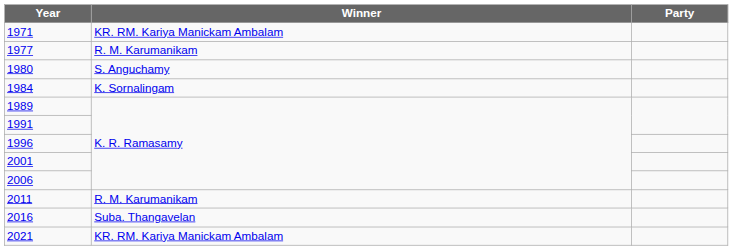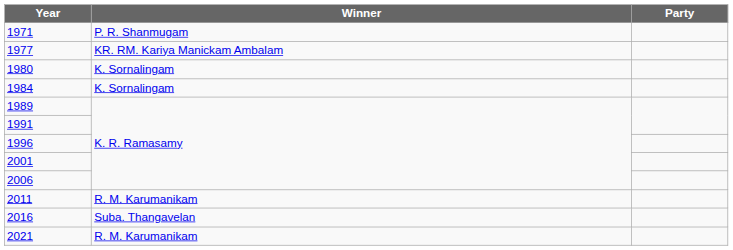(189, 32) KR. RM. Kariya Manickam Ambalam -> (141, 32) P. R. Shanmugam
(146, 50) R. M. Karumanikam -> (189, 50) KR. RM. Kariya Manickam Ambalam
(132, 69) S. Anguchamy -> (134, 69) K. Sornalingam
(189, 236) KR. RM. Kariya Manickam Ambalam -> (146, 236) R. M. Karumanikam
